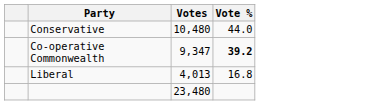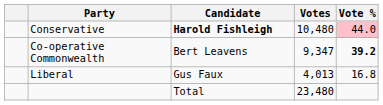+ column: (233, 13)
(240, 30) no background -> (364, 30) pink background
